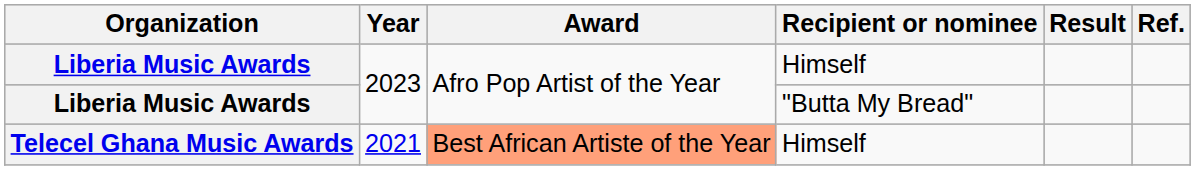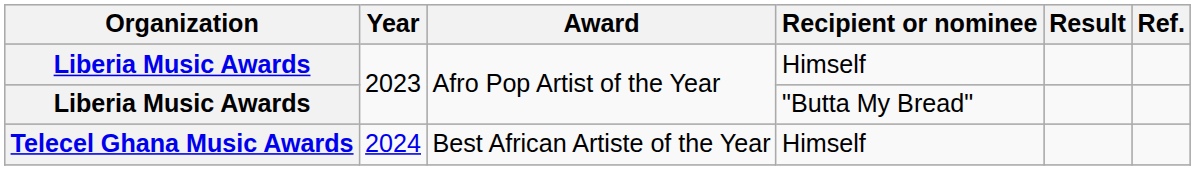(393, 143) 2021 -> (393, 143) 2024
(602, 143) lightsalmon background -> (602, 143) no background
